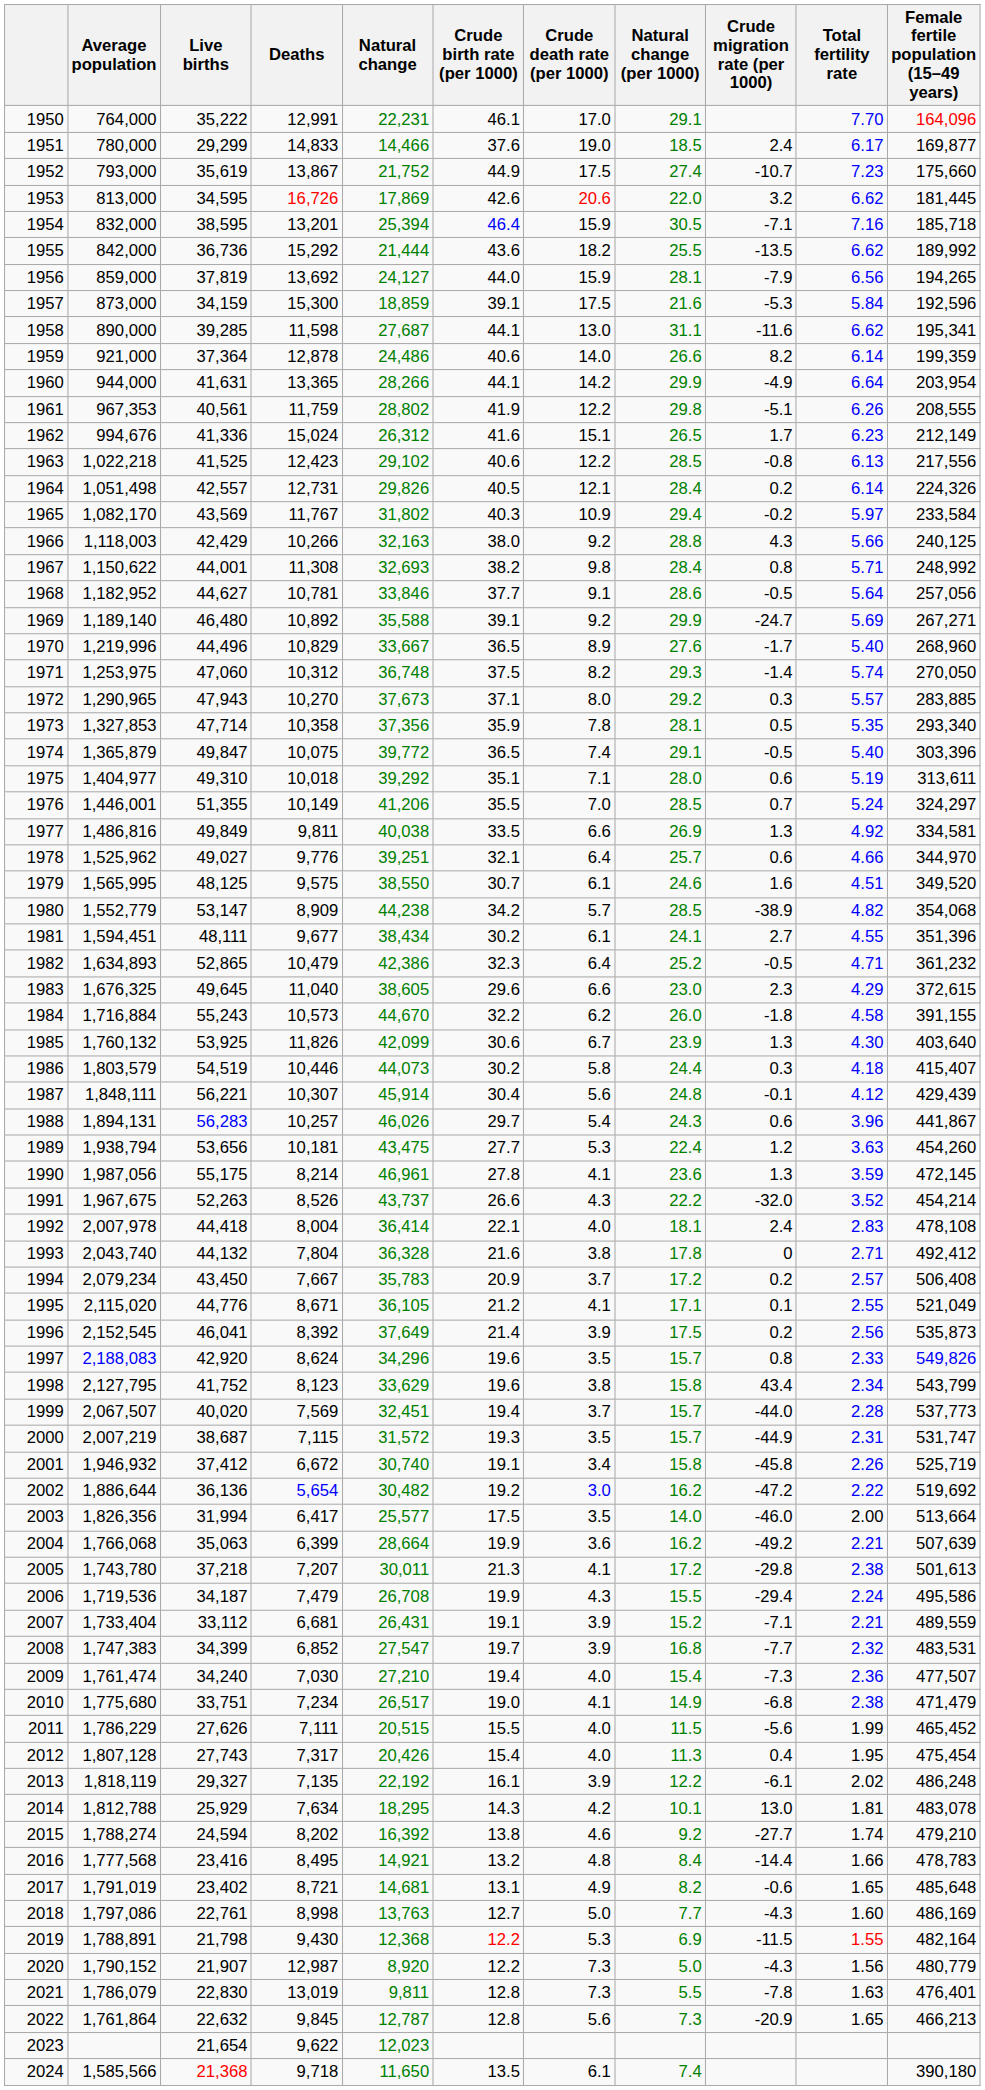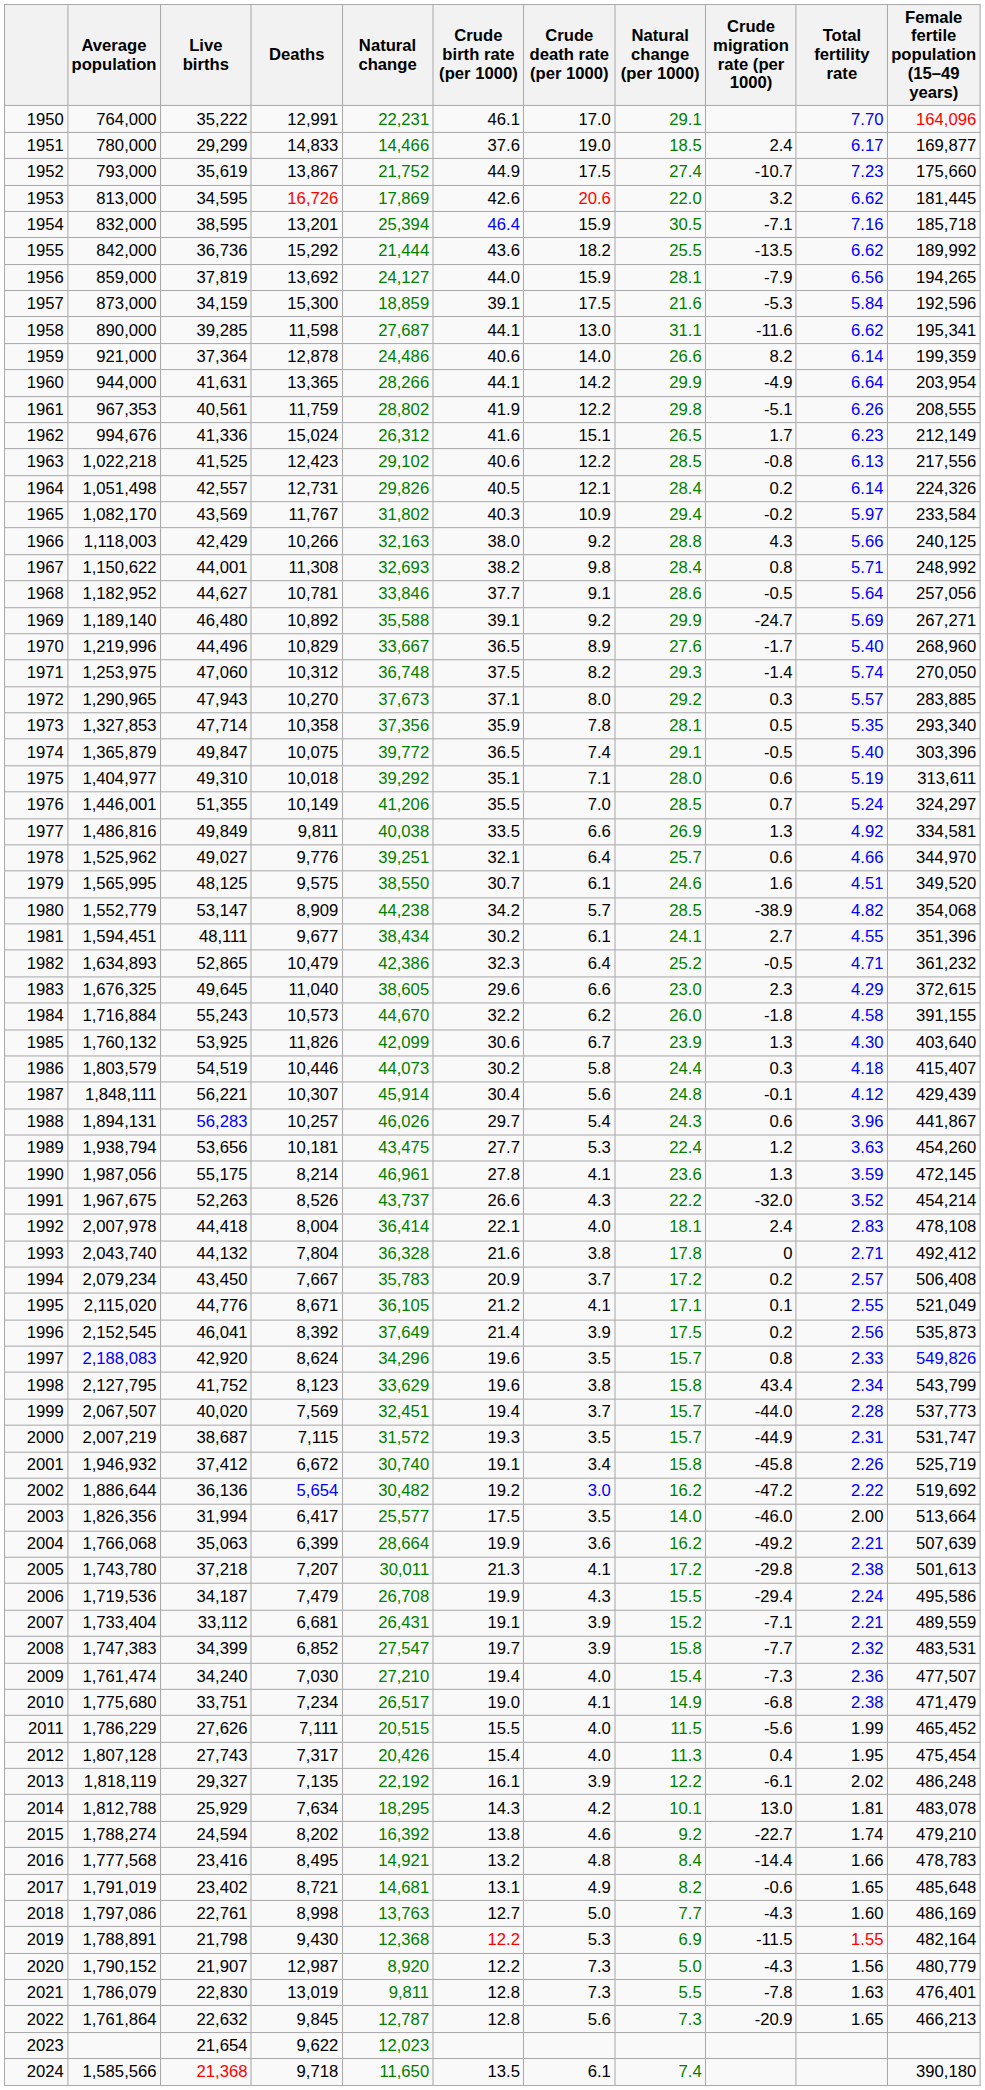(686, 1649) 16.8 -> (686, 1649) 15.8
(774, 1834) -27.7 -> (774, 1834) -22.7
